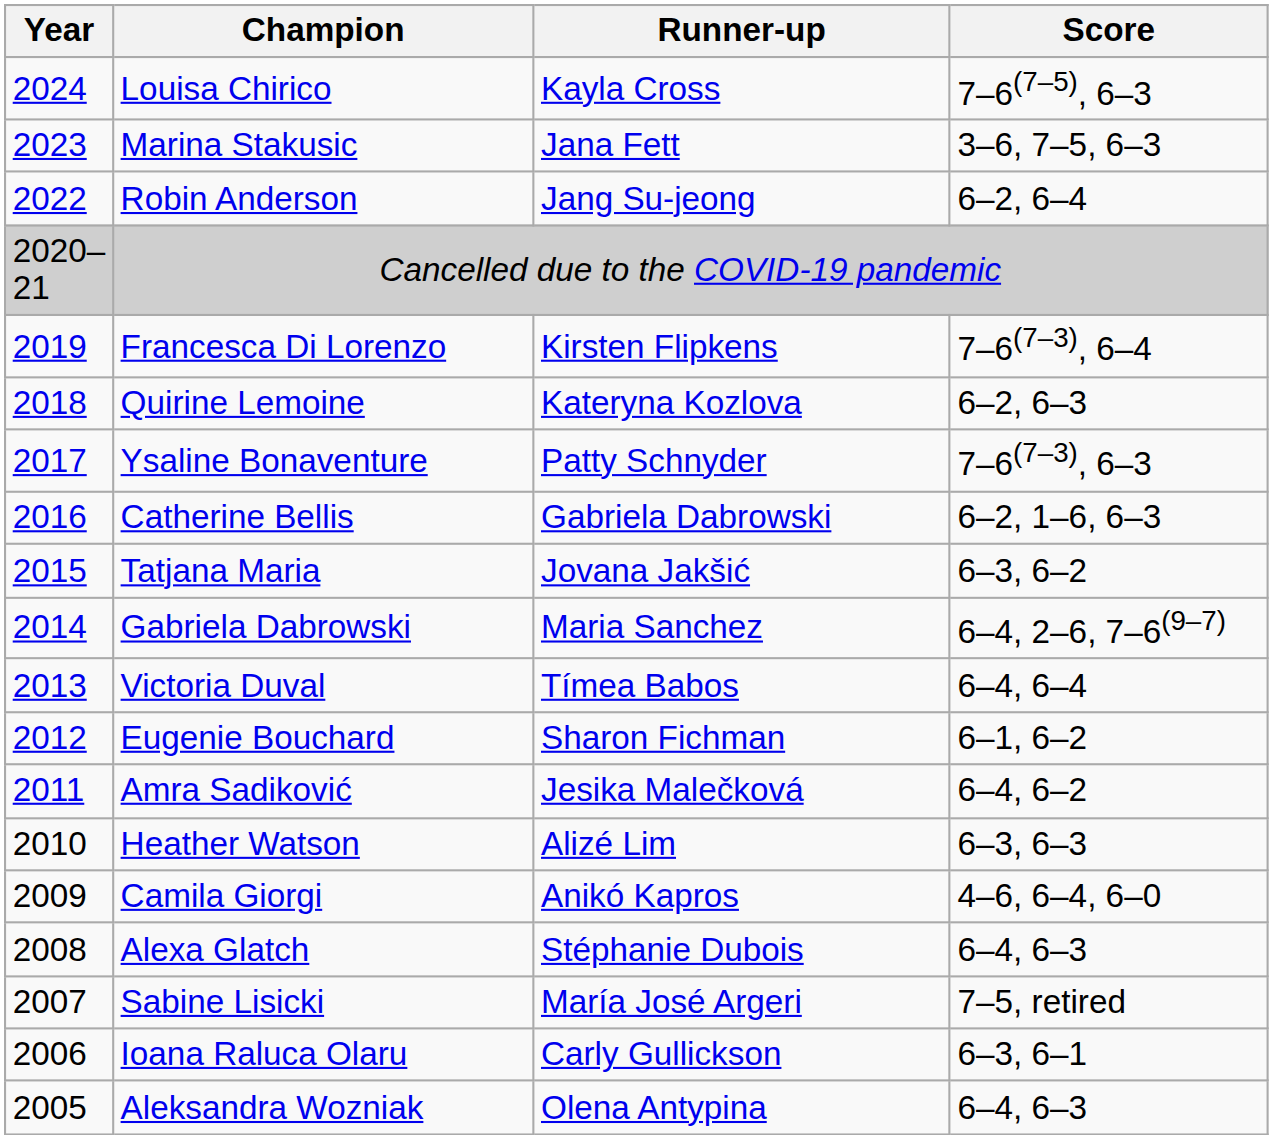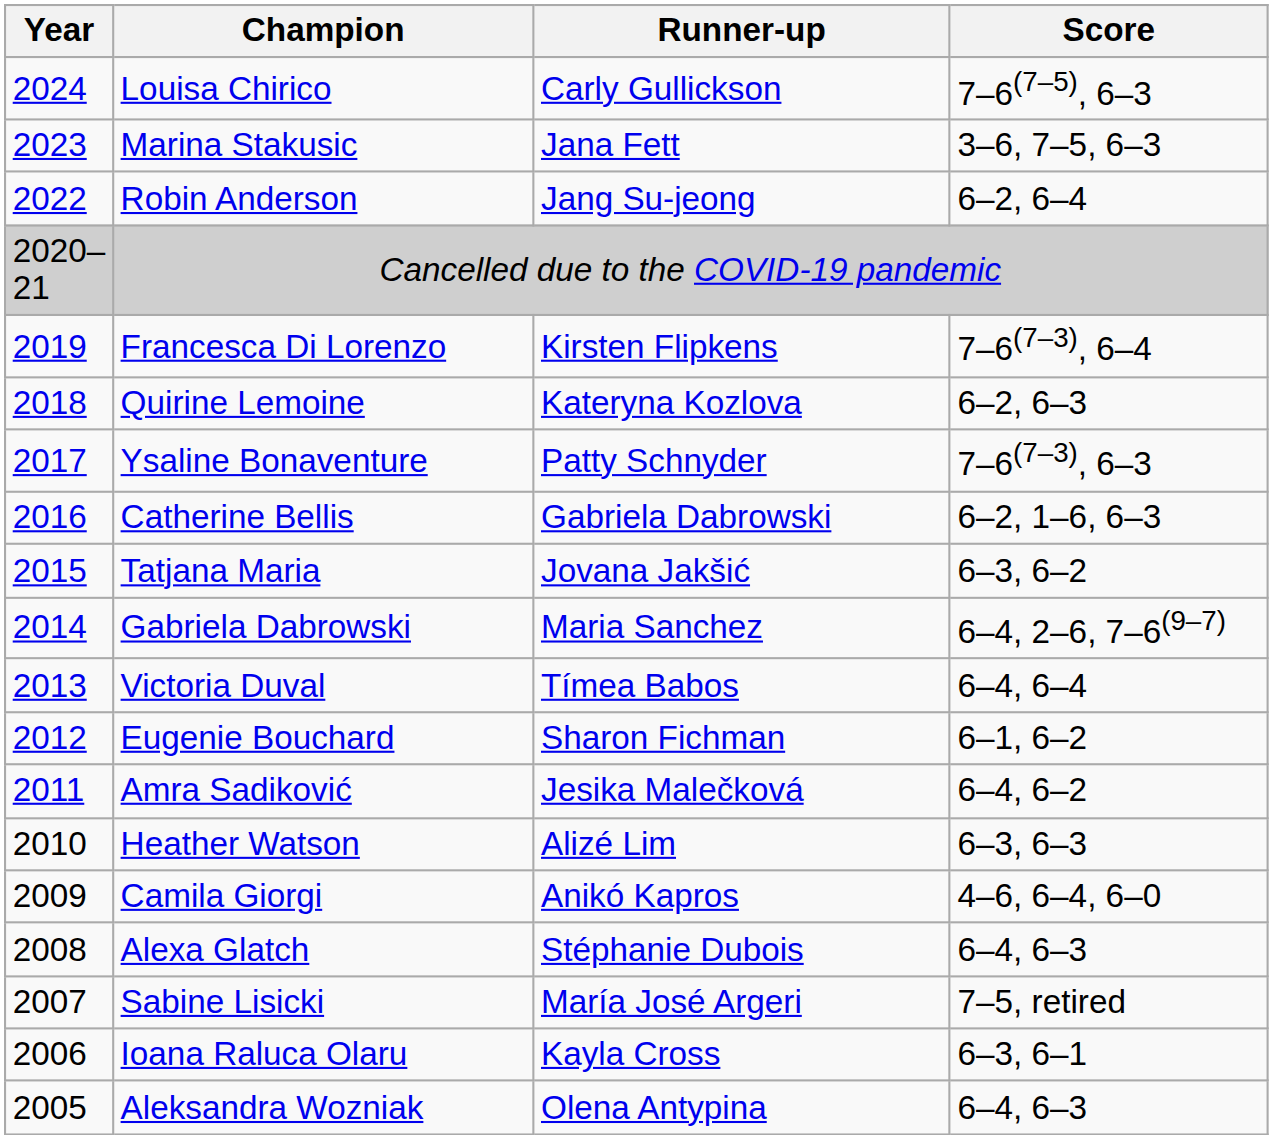(631, 88) Kayla Cross -> (661, 88) Carly Gullickson
(661, 1054) Carly Gullickson -> (631, 1054) Kayla Cross
